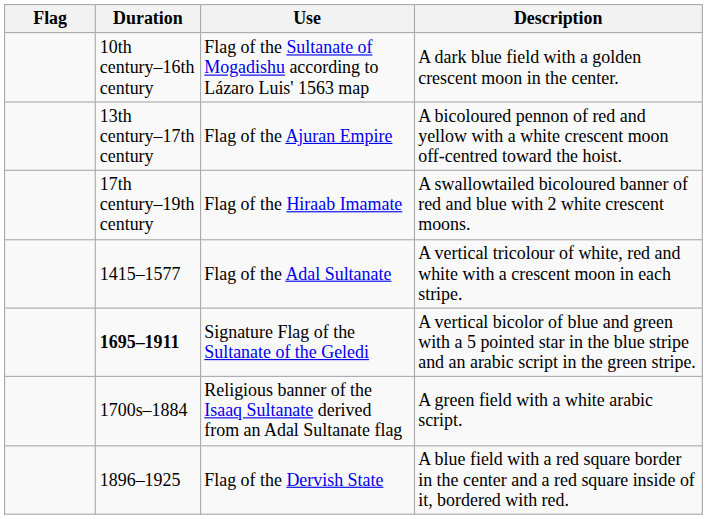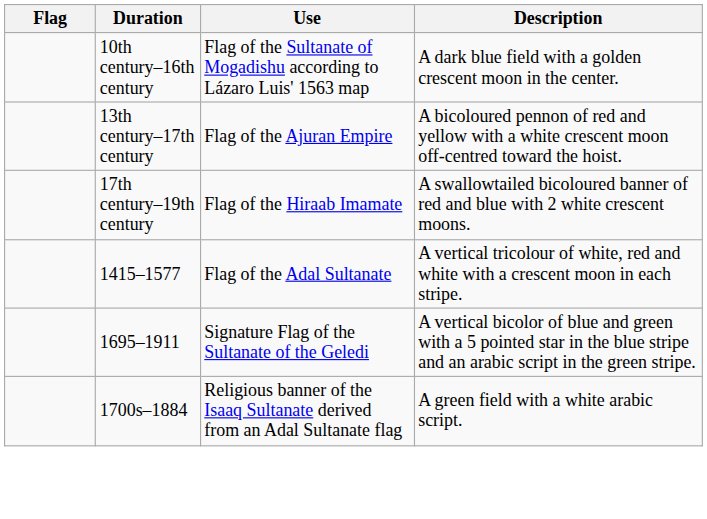(140, 342) bold -> (140, 342) normal
- row: (294, 479)
